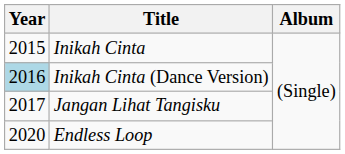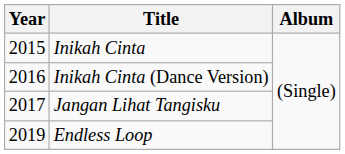(27, 76) lightblue background -> (27, 76) no background
(27, 134) 2020 -> (27, 134) 2019
